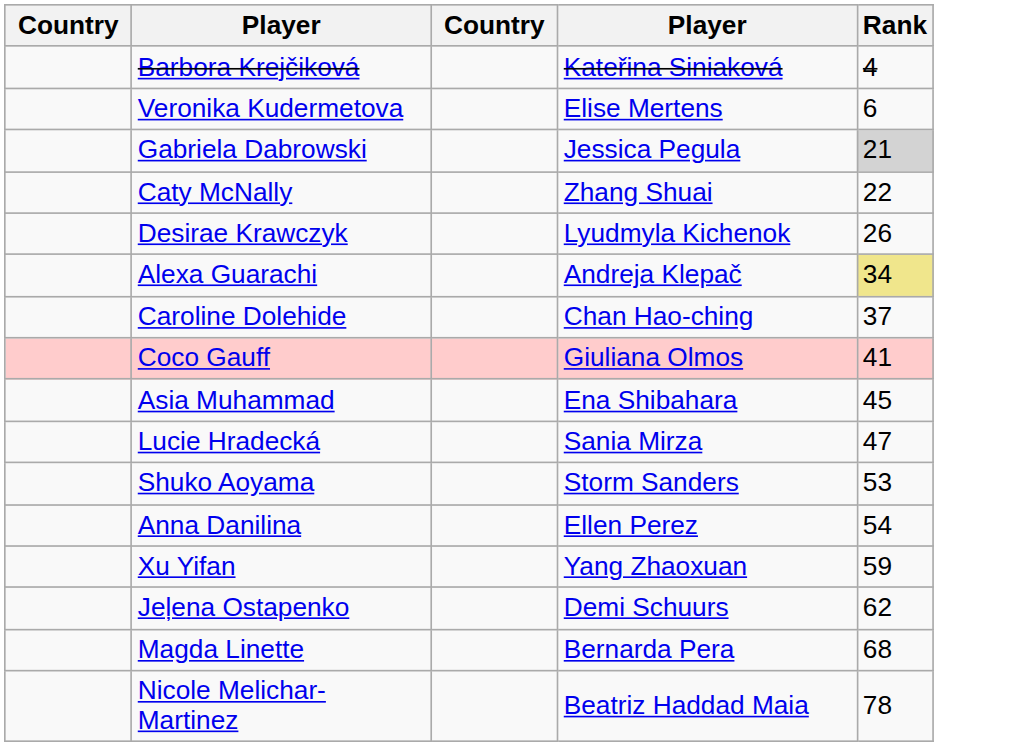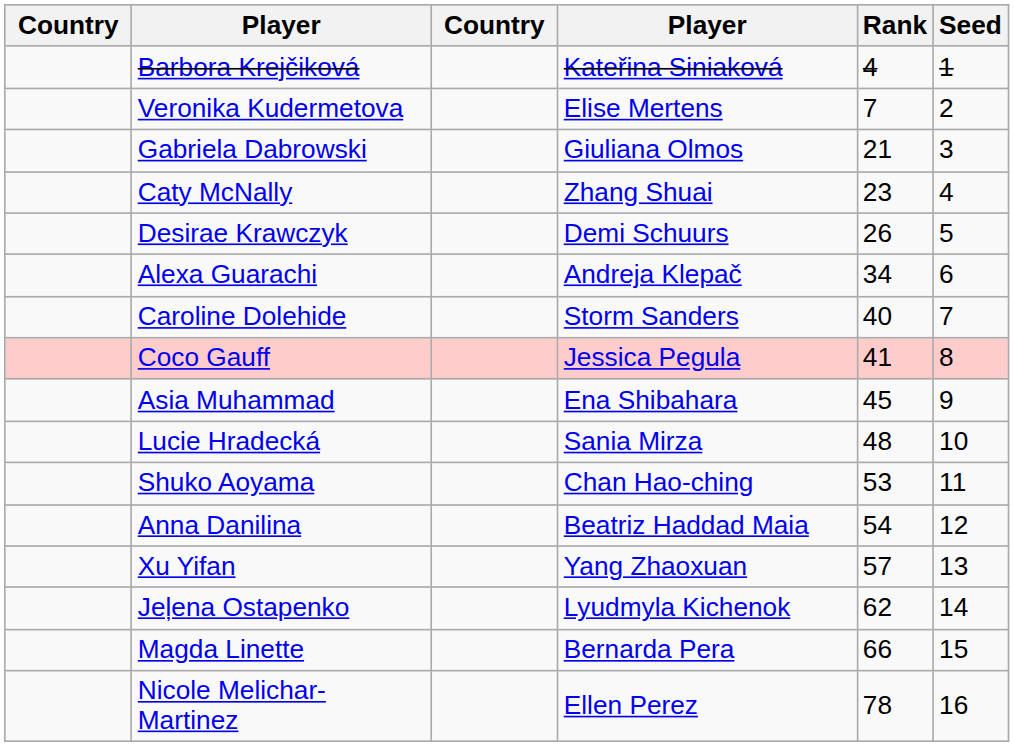+ column: (970, 25)
(870, 108) 6 -> (870, 108) 7
(652, 150) Jessica Pegula -> (653, 150) Giuliana Olmos
(877, 150) lightgrey background -> (877, 150) no background
(877, 191) 22 -> (877, 191) 23
(677, 233) Lyudmyla Kichenok -> (646, 233) Demi Schuurs
(877, 274) khaki background -> (877, 274) no background
(659, 316) Chan Hao-ching -> (651, 316) Storm Sanders
(877, 316) 37 -> (877, 316) 40
(653, 358) Giuliana Olmos -> (652, 358) Jessica Pegula
(877, 441) 47 -> (877, 441) 48
(651, 483) Storm Sanders -> (659, 483) Chan Hao-ching
(631, 524) Ellen Perez -> (686, 524) Beatriz Haddad Maia
(877, 566) 59 -> (877, 566) 57
(646, 607) Demi Schuurs -> (677, 607) Lyudmyla Kichenok
(877, 649) 68 -> (877, 649) 66
(686, 705) Beatriz Haddad Maia -> (631, 705) Ellen Perez
